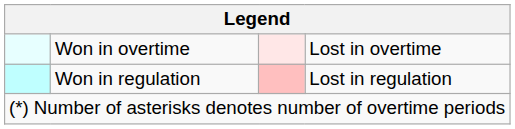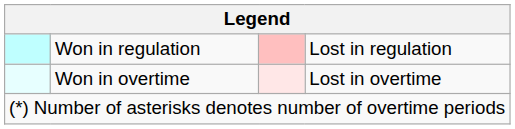rows swapped: (128, 78) <-> (122, 49)
